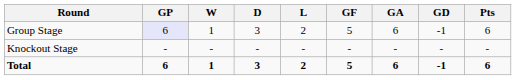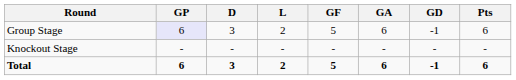- column: (211, 13)
